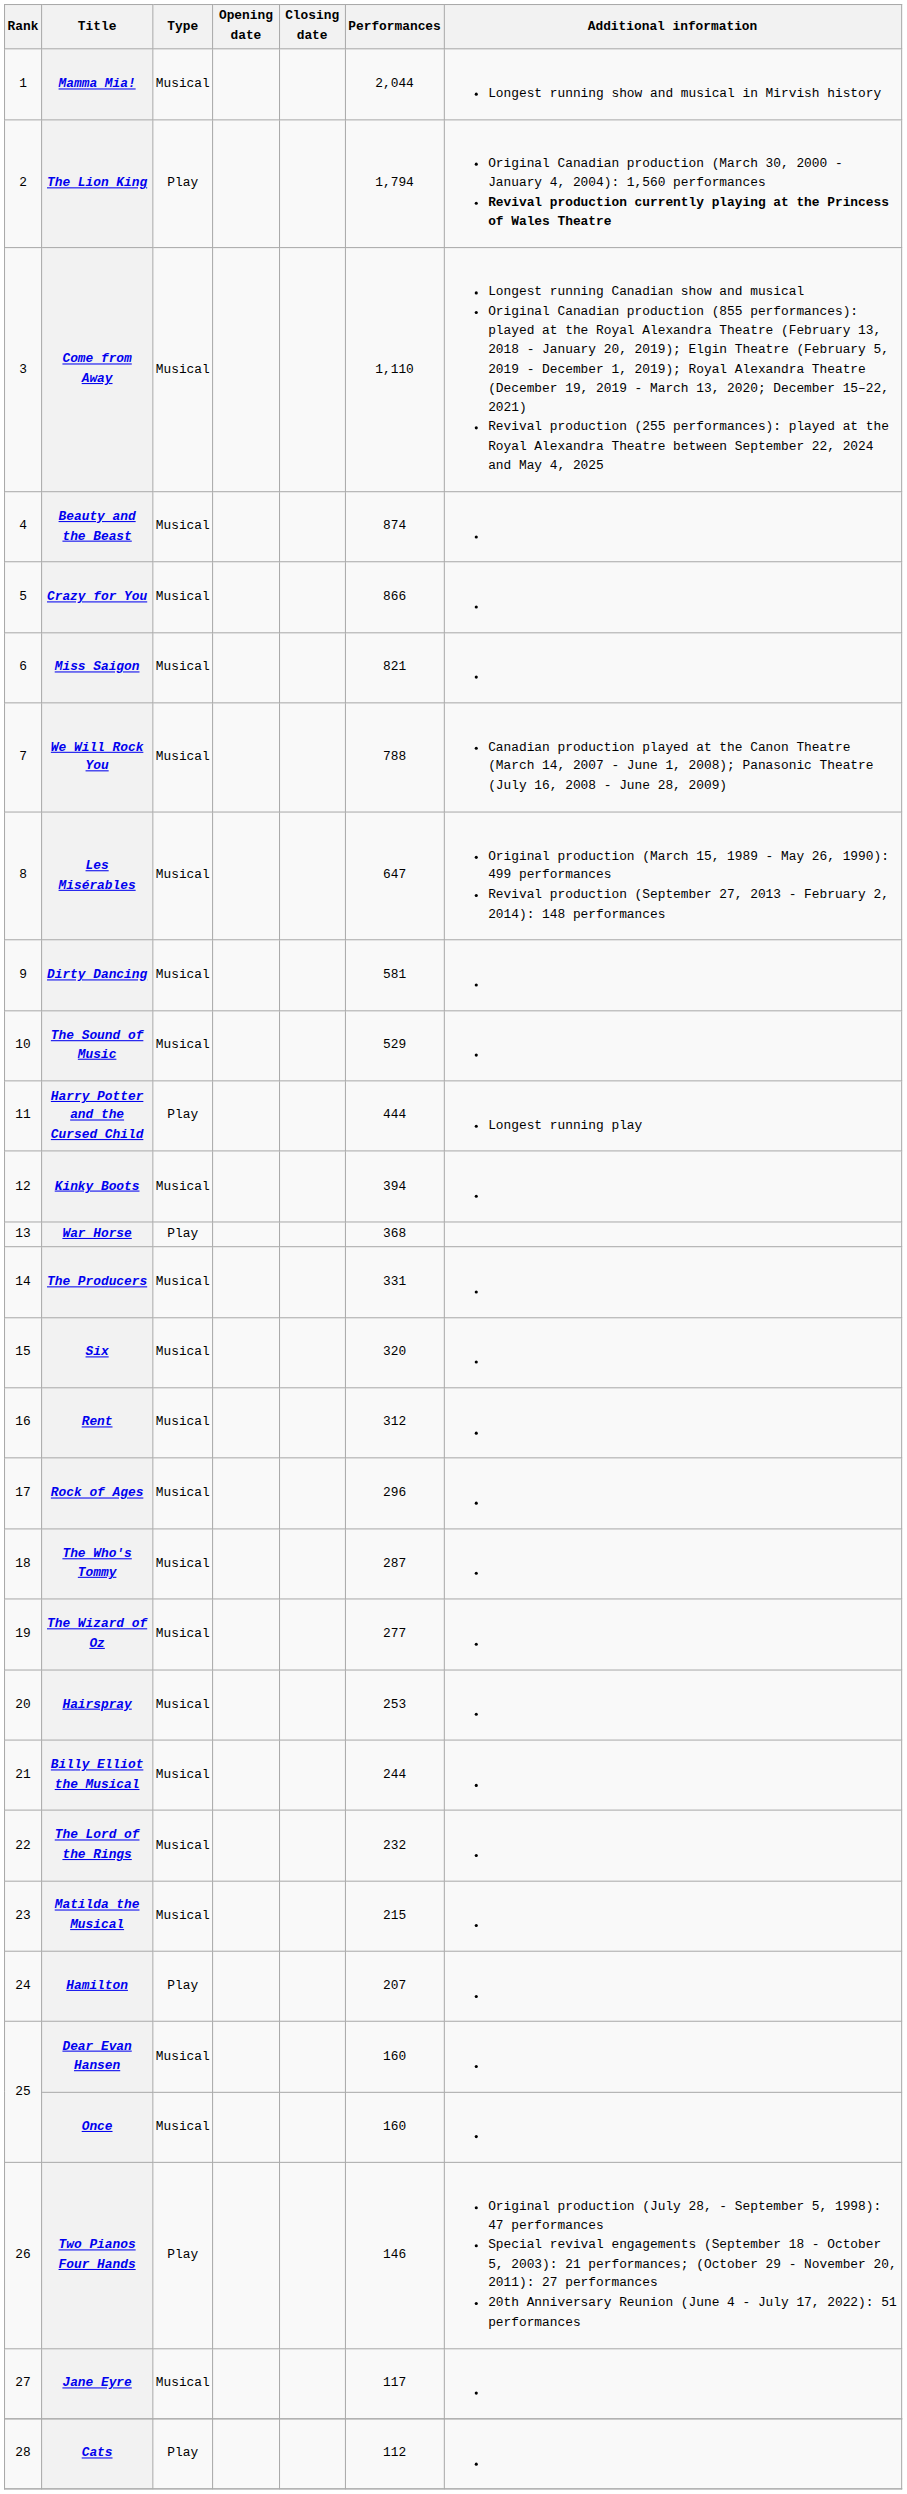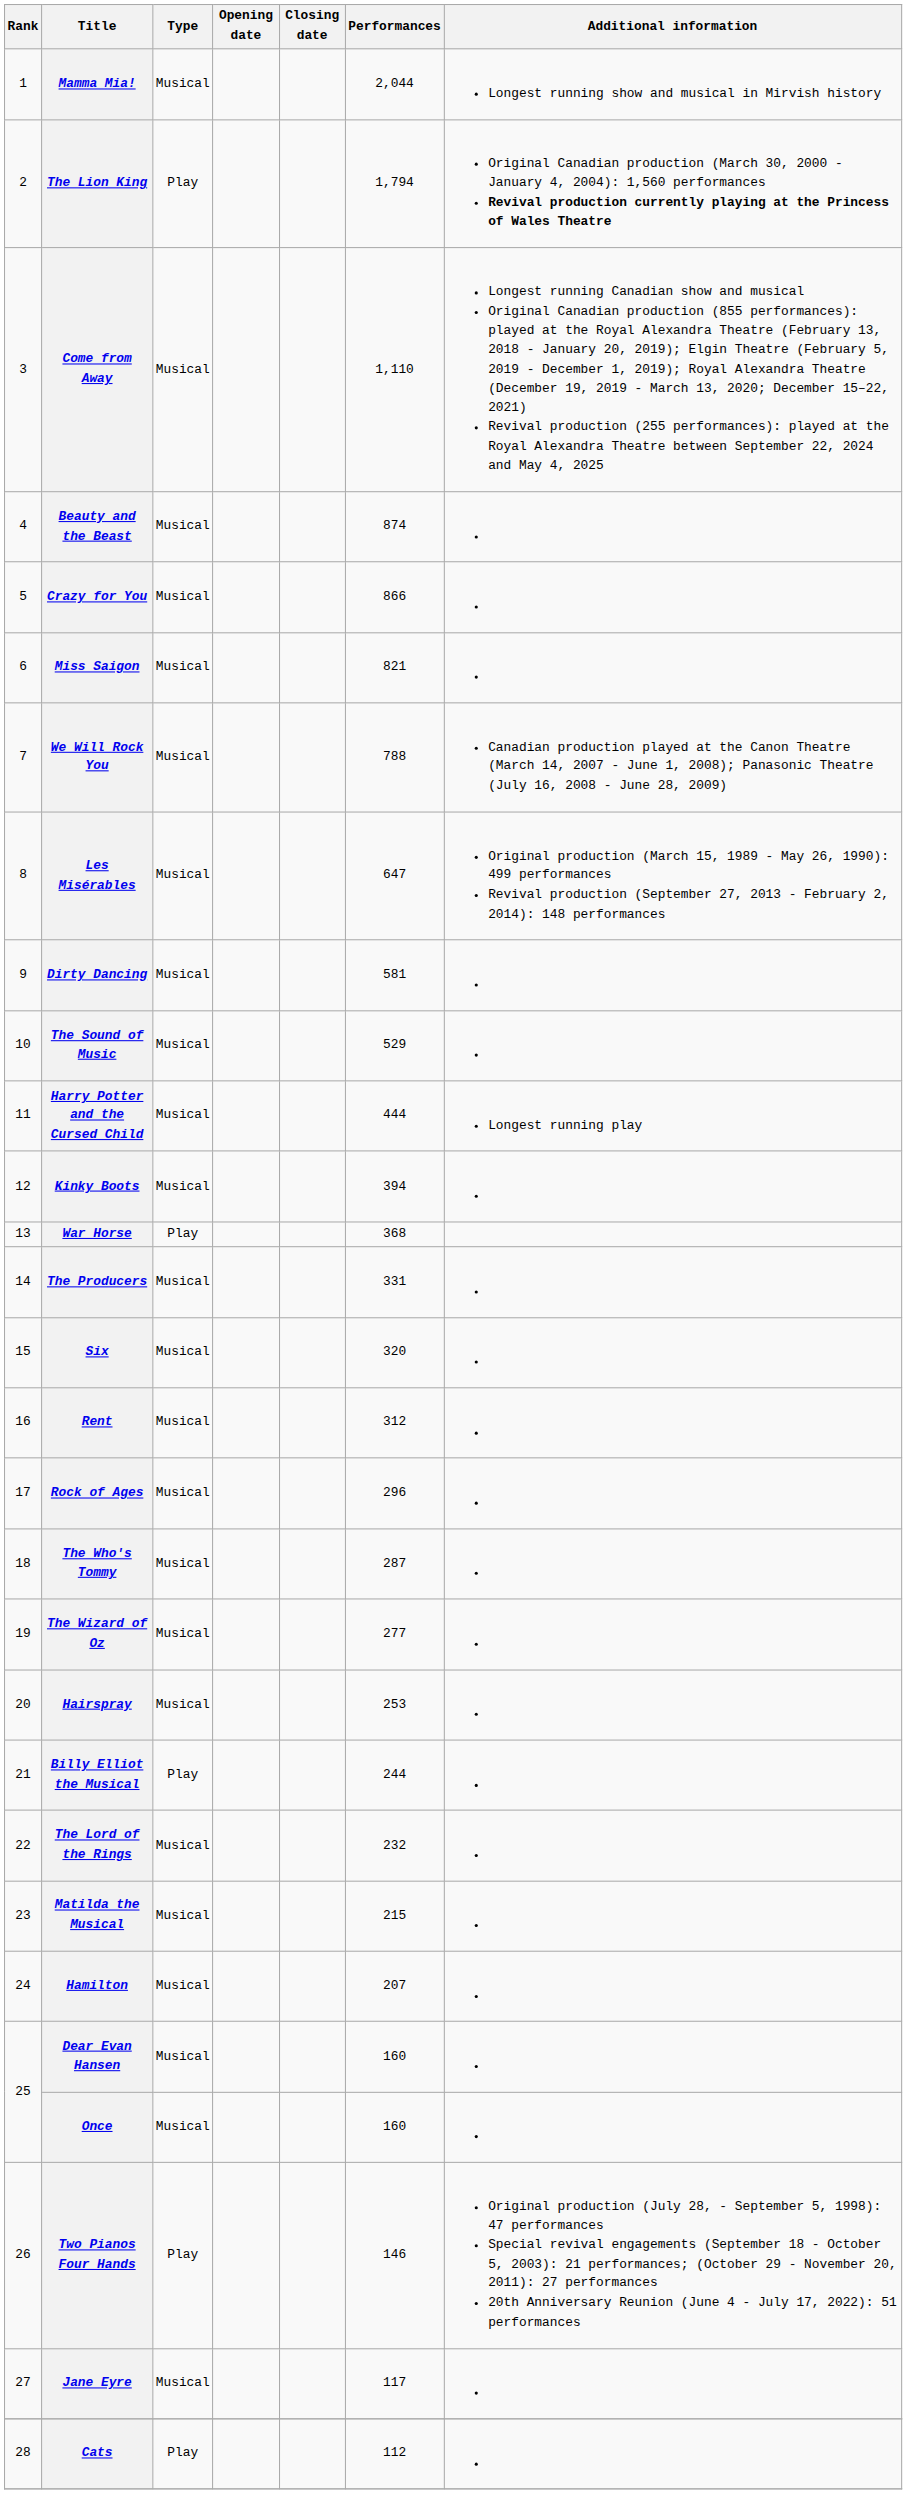(183, 1116) Play -> (183, 1116) Musical
(183, 1775) Musical -> (183, 1775) Play
(183, 1986) Play -> (183, 1986) Musical
